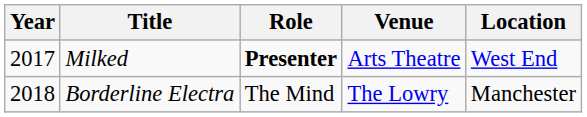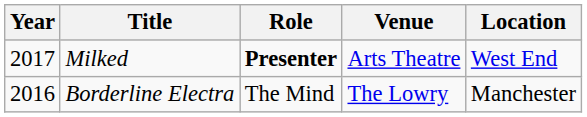(32, 93) 2018 -> (32, 93) 2016
